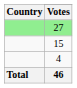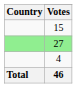rows swapped: (58, 28) <-> (58, 43)
